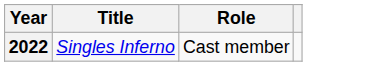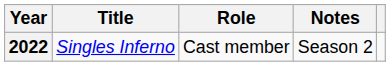+ column: (335, 18)
